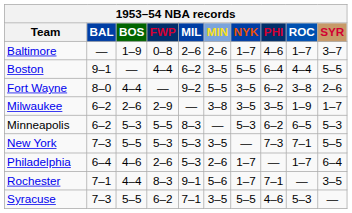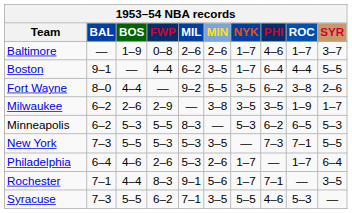(246, 69) 5–5 -> (246, 69) 1–7
